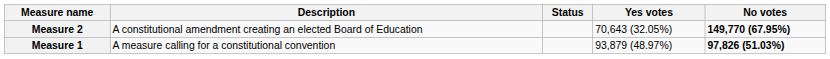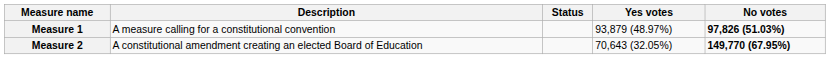rows swapped: (57, 45) <-> (57, 29)
